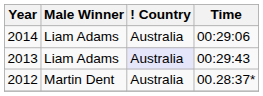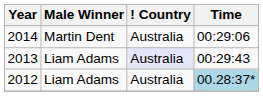(82, 36) Liam Adams -> (79, 36) Martin Dent
(79, 79) Martin Dent -> (82, 79) Liam Adams
(226, 79) no background -> (226, 79) lightblue background
